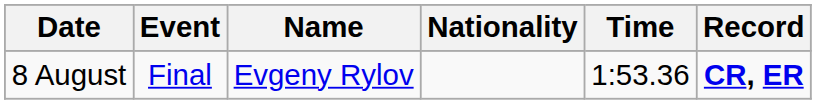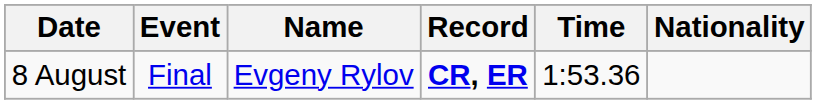columns swapped: (502, 27) <-> (754, 27)
